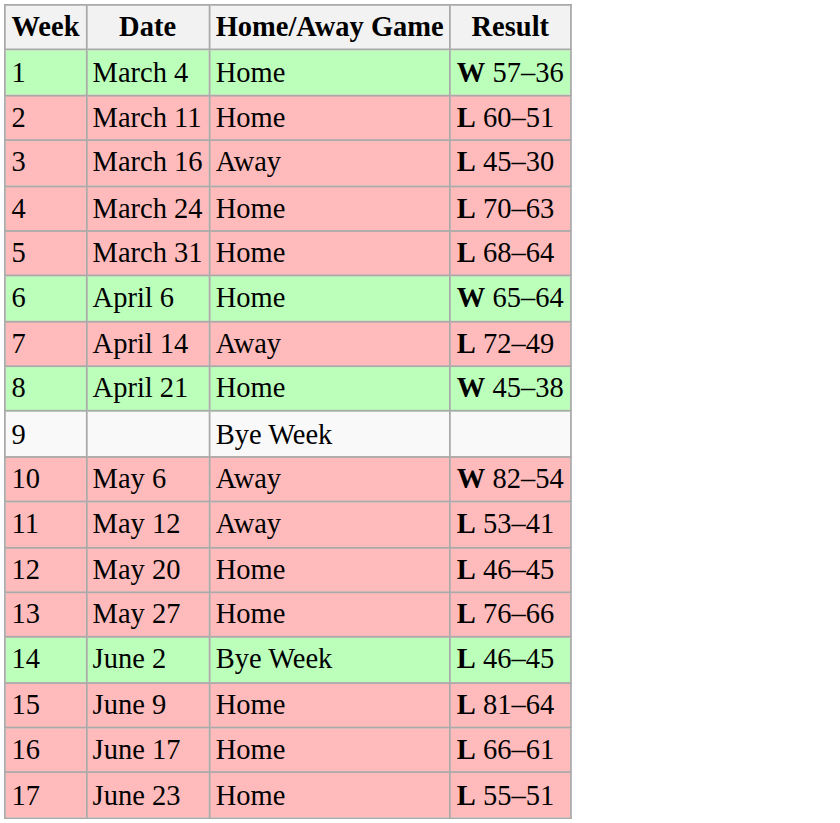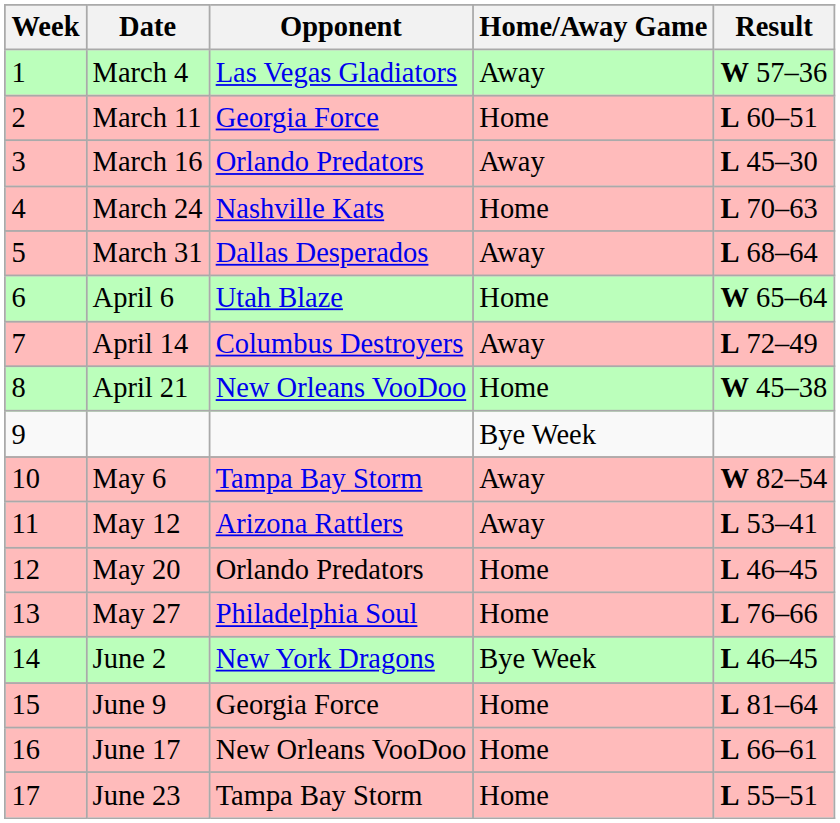+ column: (341, 27)
(250, 72) Home -> (512, 72) Away
(250, 252) Home -> (512, 252) Away
